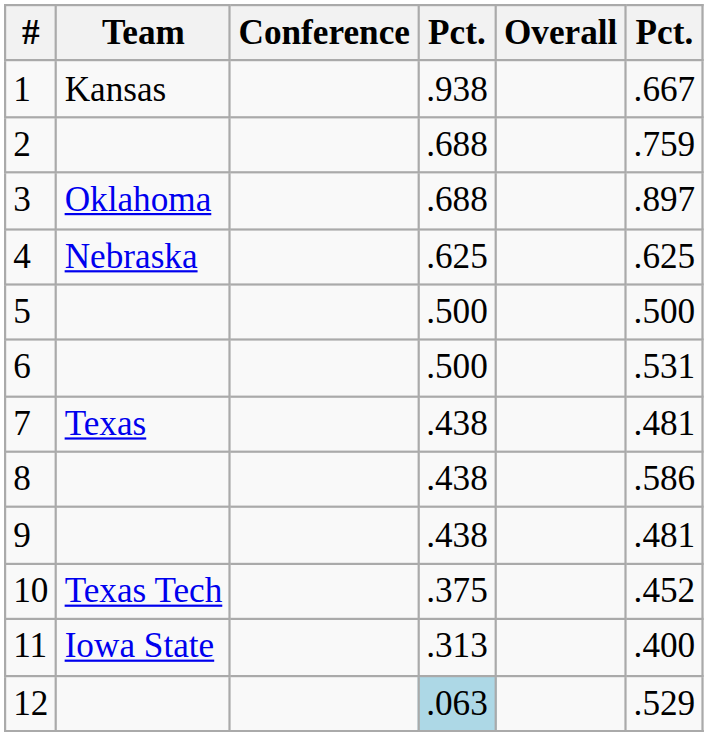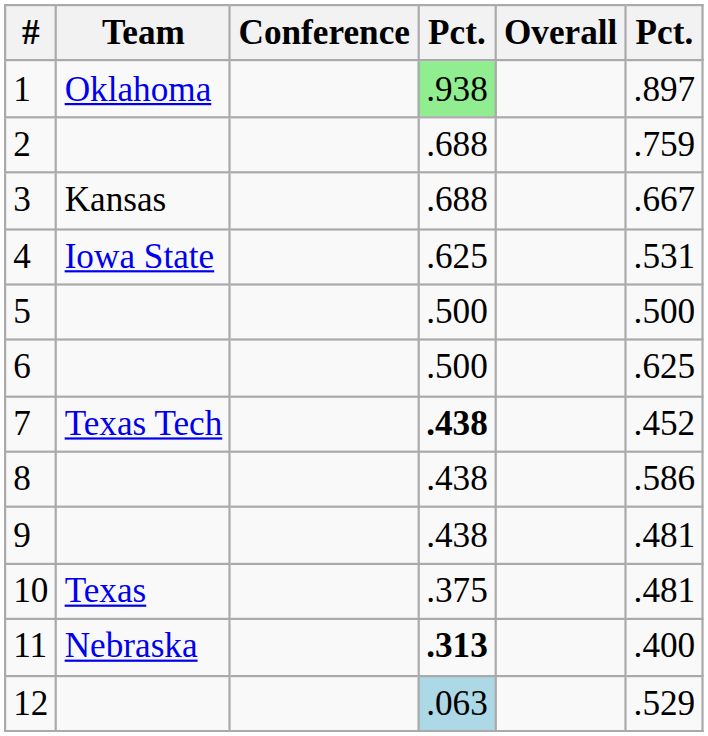(115, 88) Kansas -> (138, 88) Oklahoma
(457, 88) no background -> (457, 88) lightgreen background
(664, 88) .667 -> (664, 88) .897
(138, 199) Oklahoma -> (115, 199) Kansas
(664, 199) .897 -> (664, 199) .667
(131, 255) Nebraska -> (139, 255) Iowa State
(664, 255) .625 -> (664, 255) .531
(664, 367) .531 -> (664, 367) .625
(105, 423) Texas -> (143, 423) Texas Tech
(457, 423) normal -> (457, 423) bold
(664, 423) .481 -> (664, 423) .452
(143, 590) Texas Tech -> (105, 590) Texas
(664, 590) .452 -> (664, 590) .481
(139, 646) Iowa State -> (131, 646) Nebraska
(457, 646) normal -> (457, 646) bold
